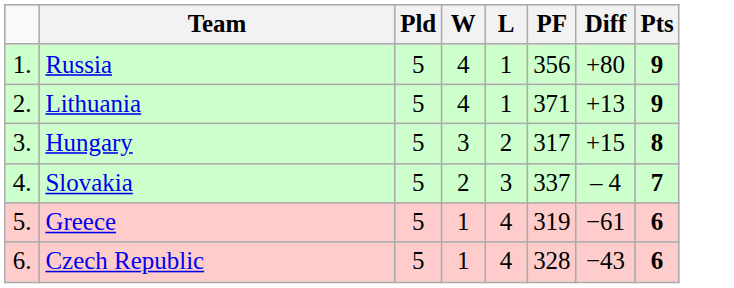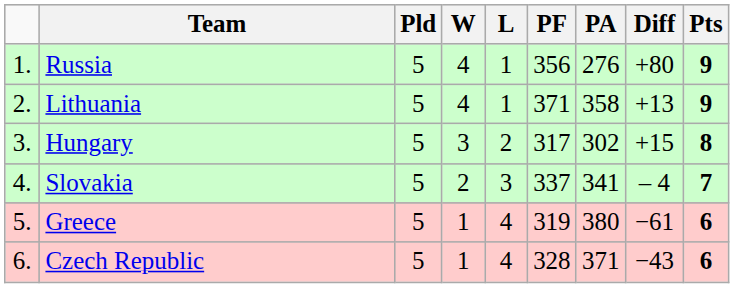+ column: (601, 24)
